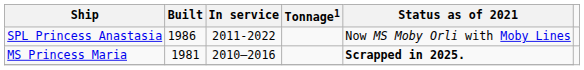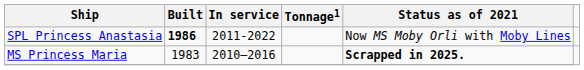(182, 36) normal -> (182, 36) bold
(185, 55) 1981 -> (185, 55) 1983
